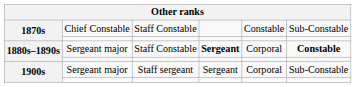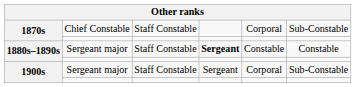(264, 28) Constable -> (264, 28) Corporal
(264, 49) Corporal -> (264, 49) Constable
(319, 49) bold -> (319, 49) normal
(165, 69) Staff sergeant -> (165, 69) Staff Constable
